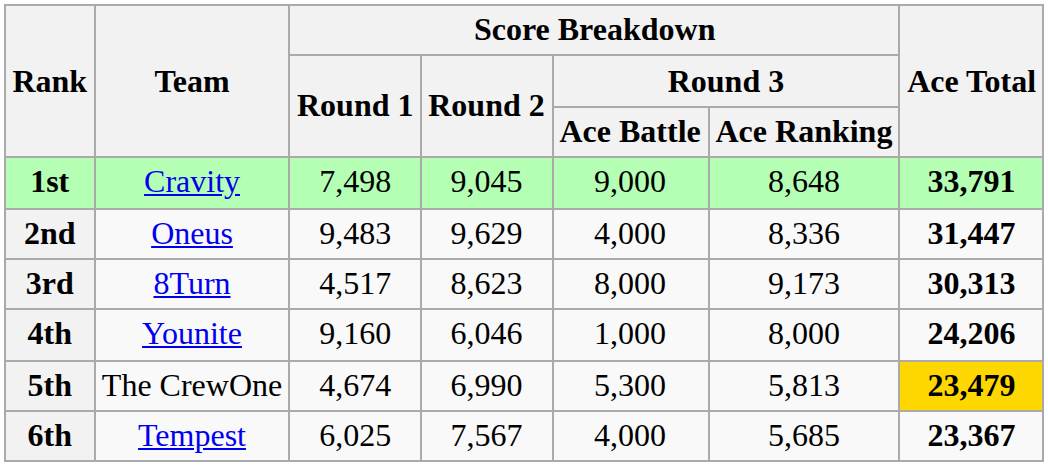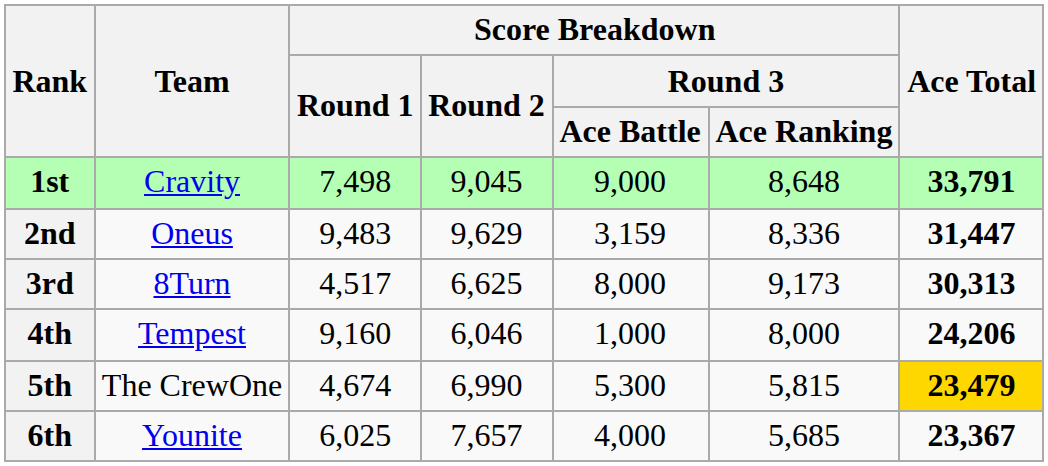(630, 232) 4,000 -> (630, 232) 3,159
(486, 283) 8,623 -> (486, 283) 6,625
(192, 334) Younite -> (192, 334) Tempest
(804, 385) 5,813 -> (804, 385) 5,815
(192, 435) Tempest -> (192, 435) Younite
(486, 435) 7,567 -> (486, 435) 7,657
